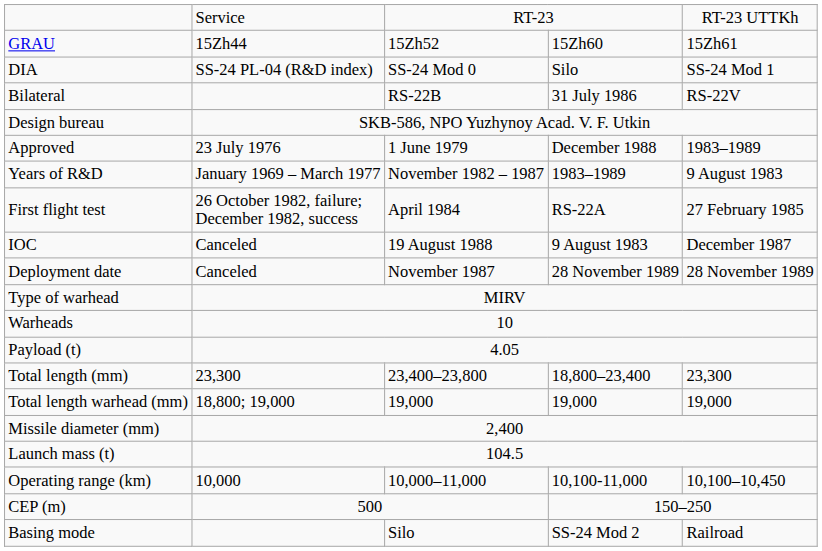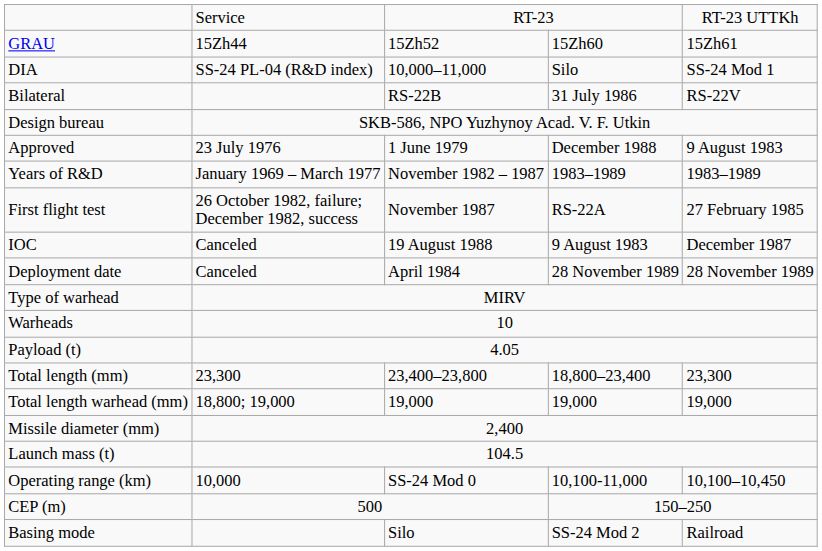(432, 69) SS-24 Mod 0 -> (437, 69) 10,000–11,000
(724, 148) 1983–1989 -> (735, 148) 9 August 1983
(735, 174) 9 August 1983 -> (724, 174) 1983–1989
(424, 209) April 1984 -> (441, 209) November 1987
(441, 271) November 1987 -> (424, 271) April 1984
(437, 480) 10,000–11,000 -> (432, 480) SS-24 Mod 0
